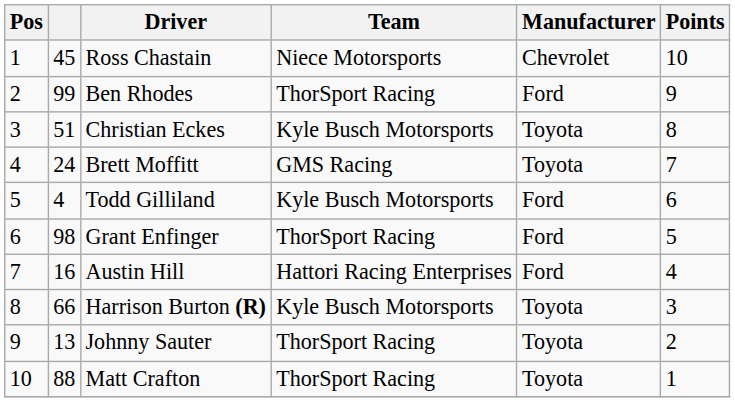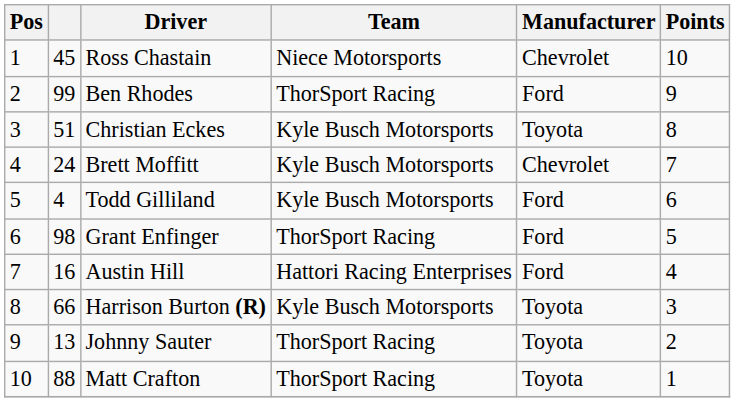(334, 164) GMS Racing -> (385, 164) Kyle Busch Motorsports
(553, 164) Toyota -> (566, 164) Chevrolet
